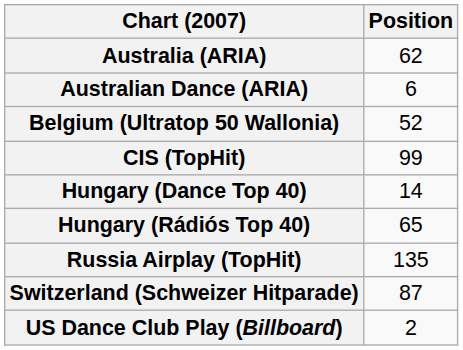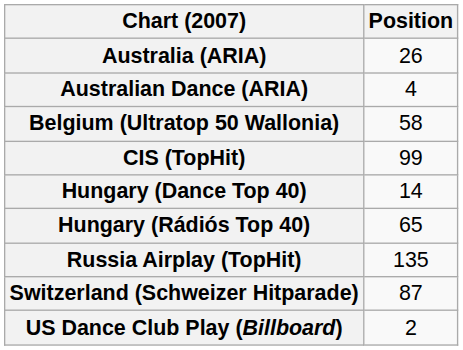(411, 55) 62 -> (411, 55) 26
(411, 89) 6 -> (411, 89) 4
(411, 123) 52 -> (411, 123) 58
